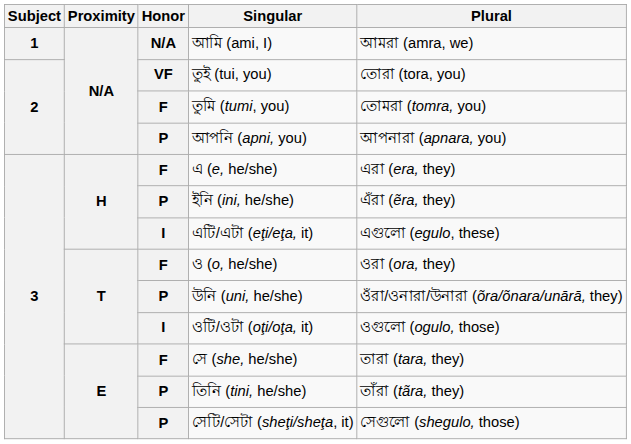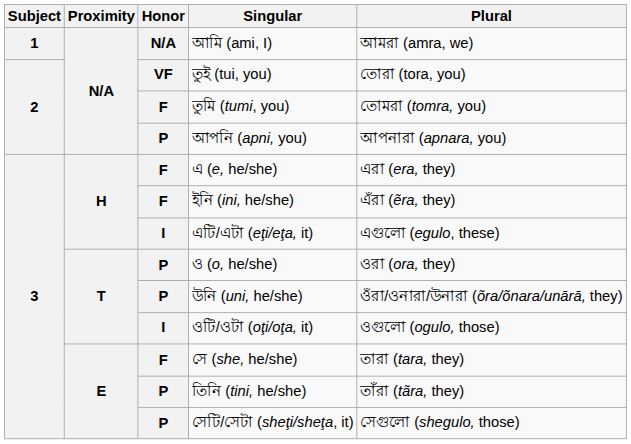(163, 201) P -> (163, 201) F
(163, 265) F -> (163, 265) P
